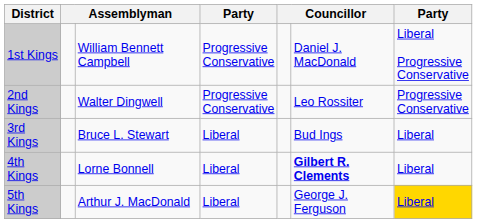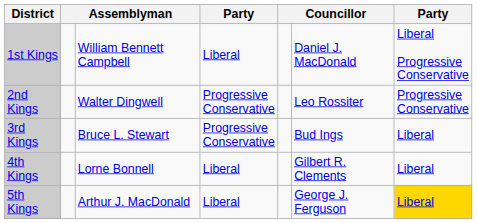(239, 54) Progressive Conservative -> (221, 54) Liberal
(221, 135) Liberal -> (239, 135) Progressive Conservative
(322, 168) bold -> (320, 168) normal
